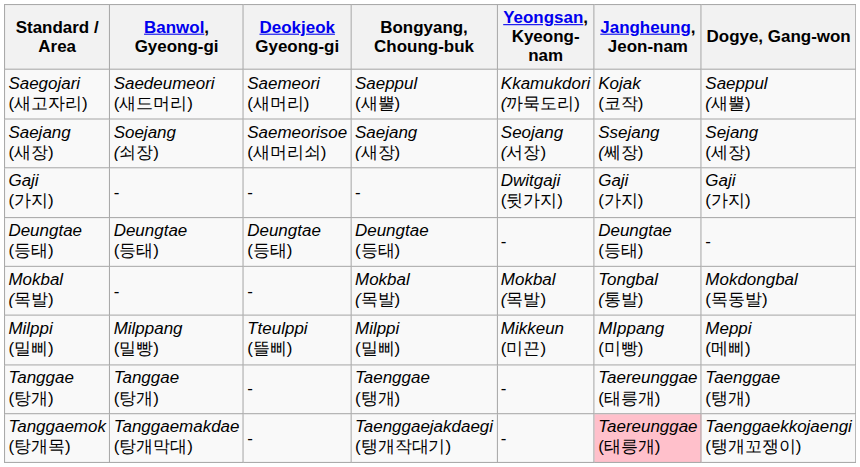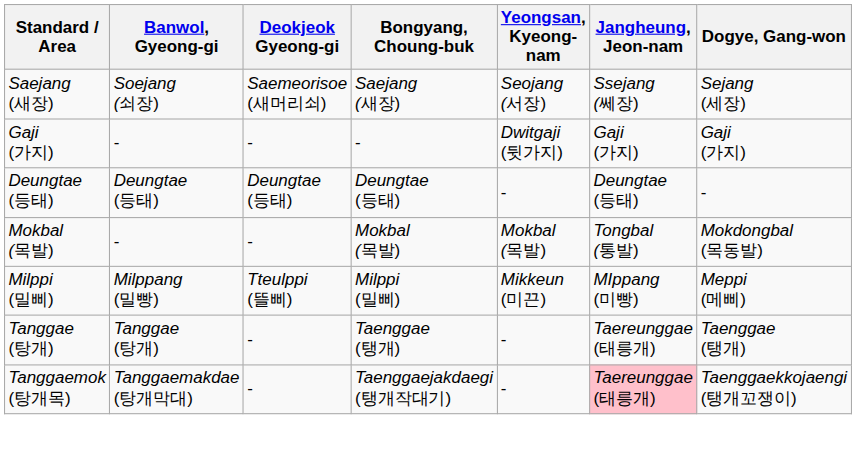- row: (48, 93)
